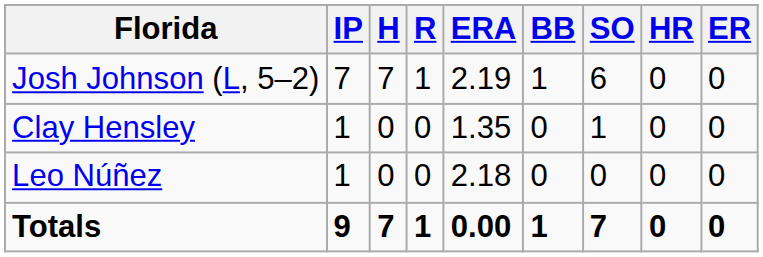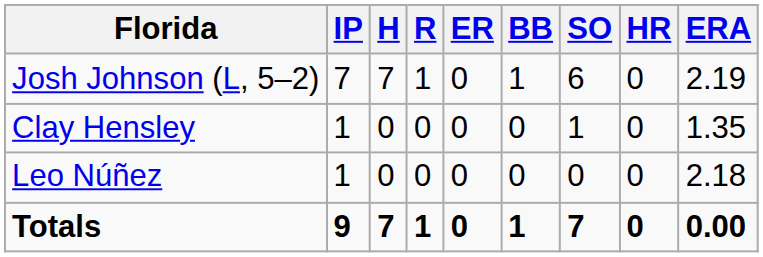columns swapped: (730, 29) <-> (484, 29)
